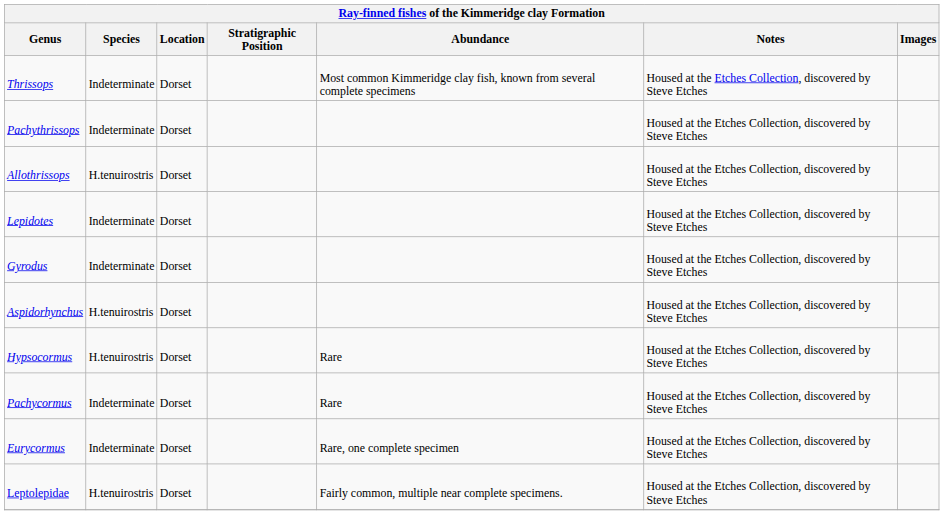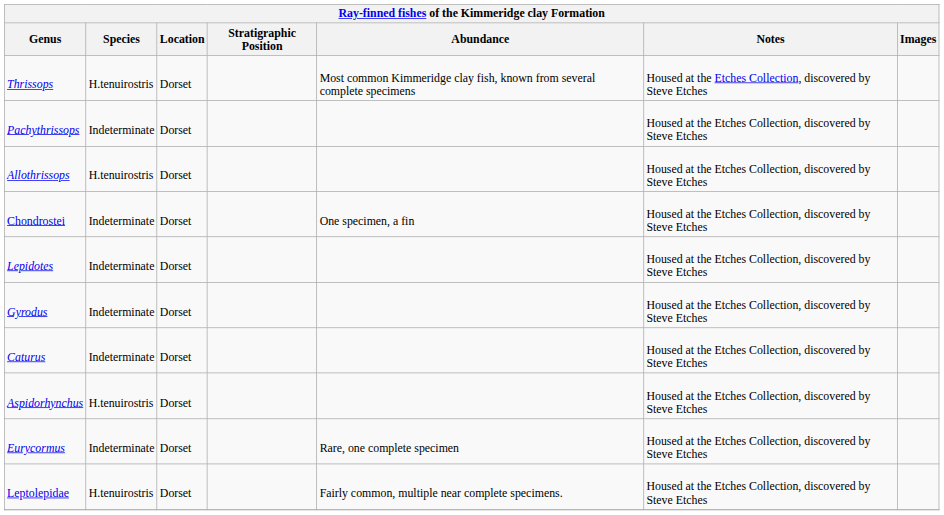(122, 84) Indeterminate -> (121, 84) H.tenuirostris
+ row: (36, 220)
+ row: (26, 357)
- row: (40, 357)
- row: (39, 402)
